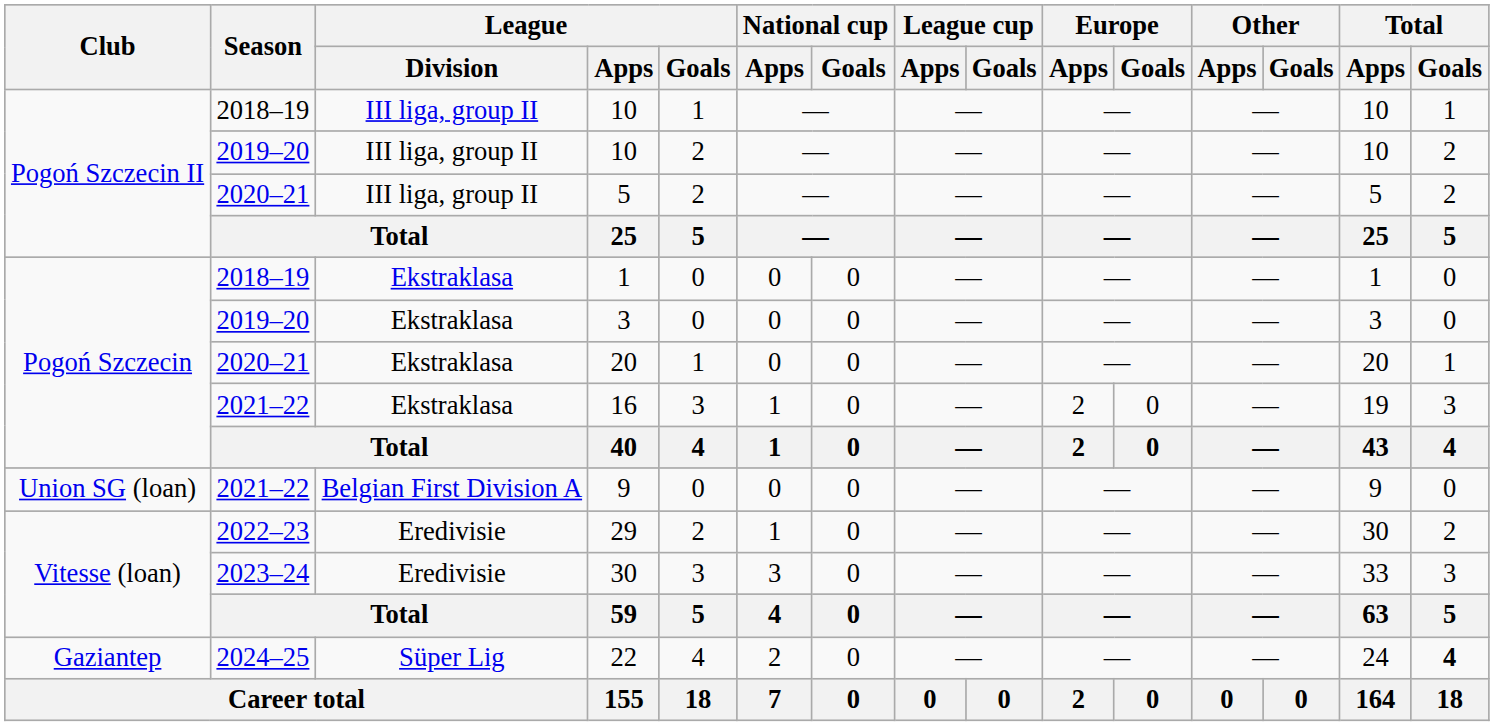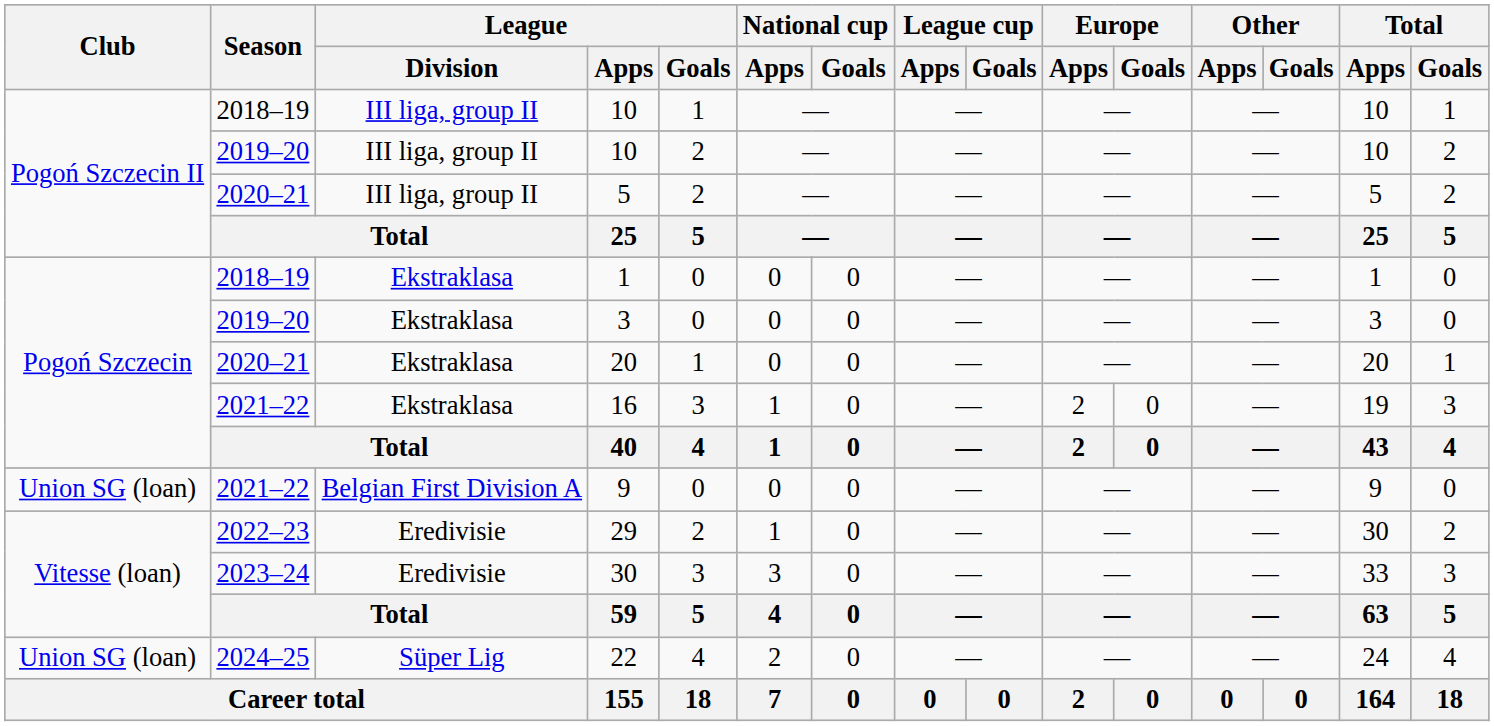(108, 657) Gaziantep -> (108, 657) Union SG (loan)
(1450, 657) bold -> (1450, 657) normal
